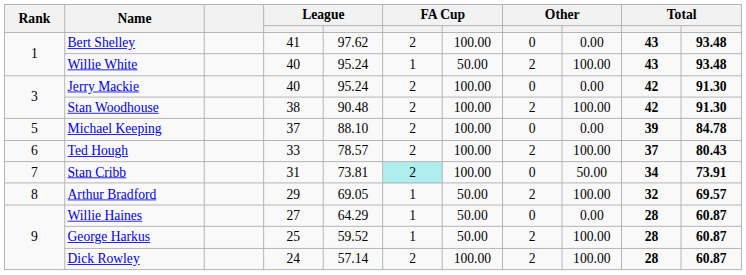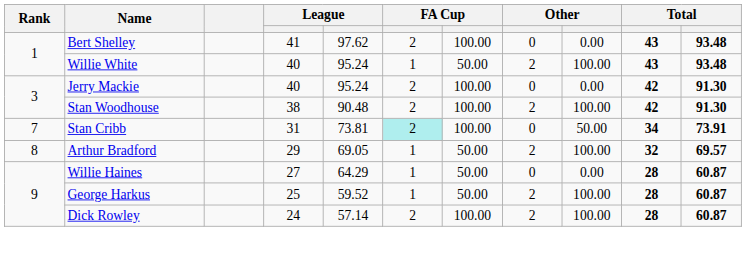- row: (115, 129)
- row: (98, 150)
